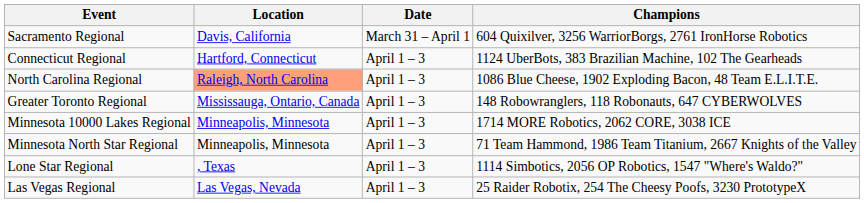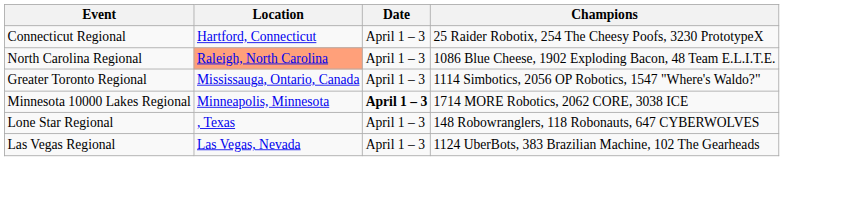- row: (66, 36)
(639, 58) 1124 UberBots, 383 Brazilian Machine, 102 The Gearheads -> (599, 36) 25 Raider Robotix, 254 The Cheesy Poofs, 3230 PrototypeX
(639, 101) 148 Robowranglers, 118 Robonauts, 647 CYBERWOLVES -> (597, 79) 1114 Simbotics, 2056 OP Robotics, 1547 "Where's Waldo?"
(395, 123) normal -> (396, 101) bold
- row: (93, 144)
(640, 166) 1114 Simbotics, 2056 OP Robotics, 1547 "Where's Waldo?" -> (596, 123) 148 Robowranglers, 118 Robonauts, 647 CYBERWOLVES
(641, 187) 25 Raider Robotix, 254 The Cheesy Poofs, 3230 PrototypeX -> (597, 144) 1124 UberBots, 383 Brazilian Machine, 102 The Gearheads
